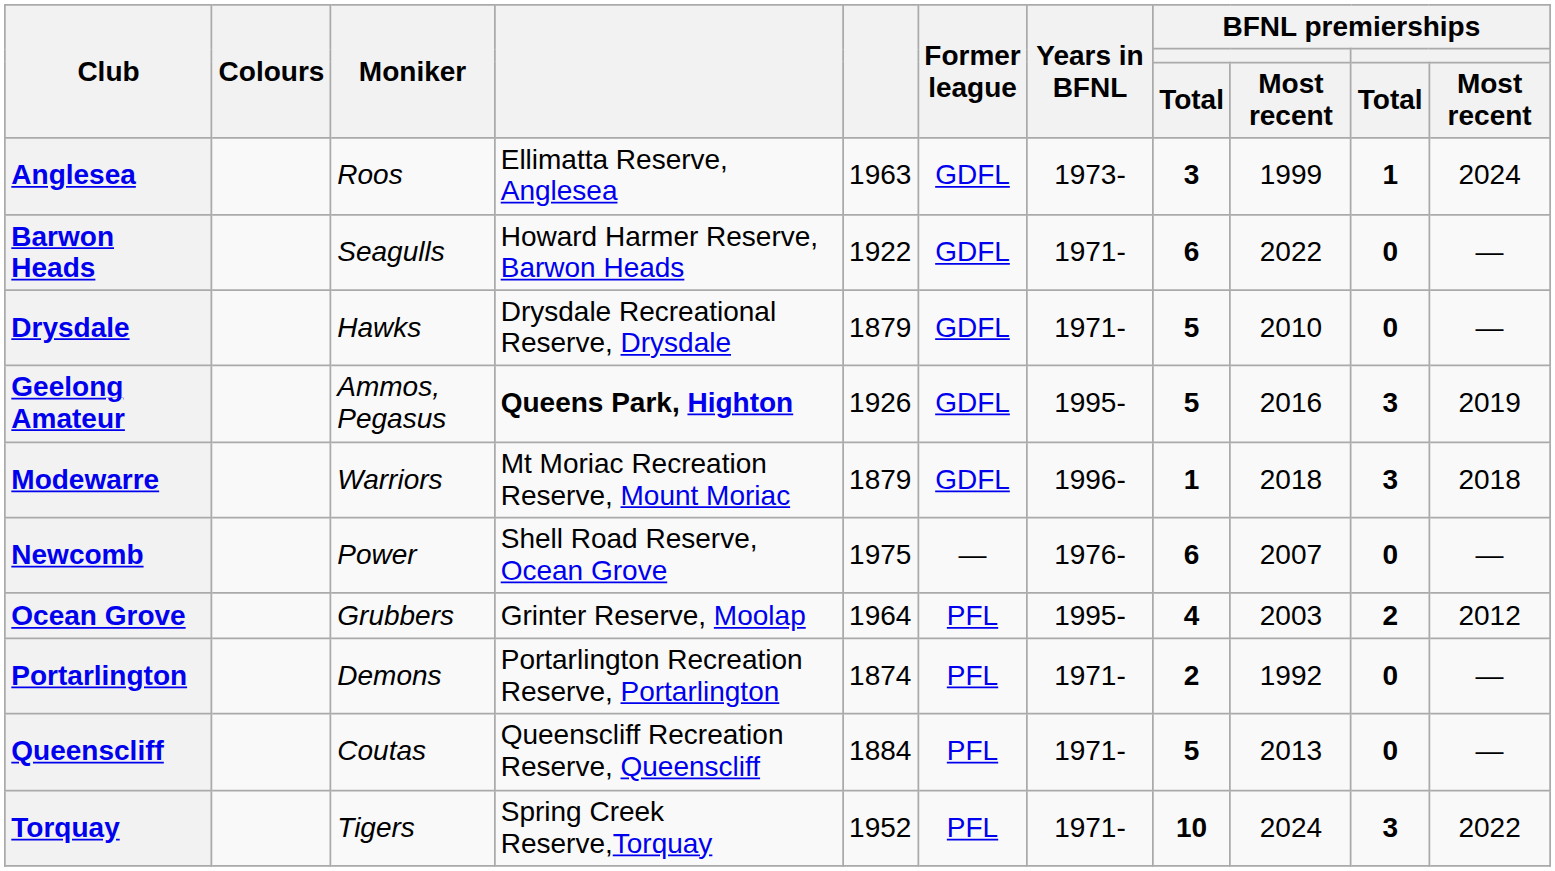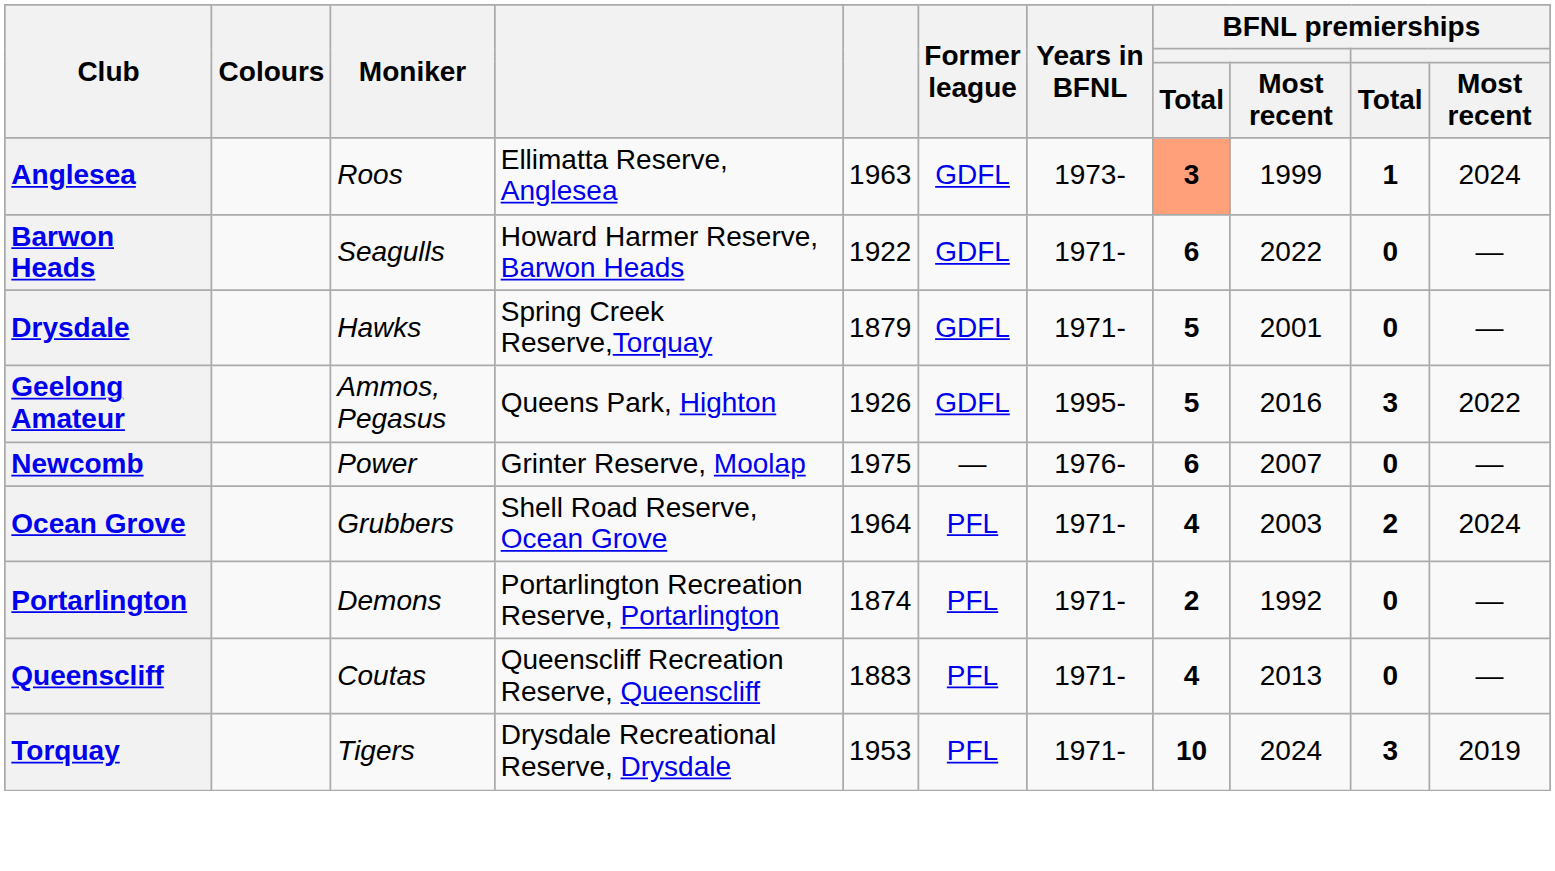(1192, 175) no background -> (1192, 175) lightsalmon background
(638, 327) Drysdale Recreational Reserve, Drysdale -> (607, 327) Spring Creek Reserve,Torquay
(1291, 327) 2010 -> (1291, 327) 2001
(647, 403) bold -> (638, 403) normal
(1490, 403) 2019 -> (1490, 403) 2022
- row: (85, 479)
(629, 555) Shell Road Reserve, Ocean Grove -> (653, 463) Grinter Reserve, Moolap
(653, 615) Grinter Reserve, Moolap -> (629, 523) Shell Road Reserve, Ocean Grove
(1090, 615) 1995- -> (1090, 523) 1971-
(1490, 615) 2012 -> (1490, 523) 2024
(880, 751) 1884 -> (880, 675) 1883
(1192, 751) 5 -> (1192, 675) 4
(607, 827) Spring Creek Reserve,Torquay -> (638, 751) Drysdale Recreational Reserve, Drysdale
(880, 827) 1952 -> (880, 751) 1953
(1490, 827) 2022 -> (1490, 751) 2019
